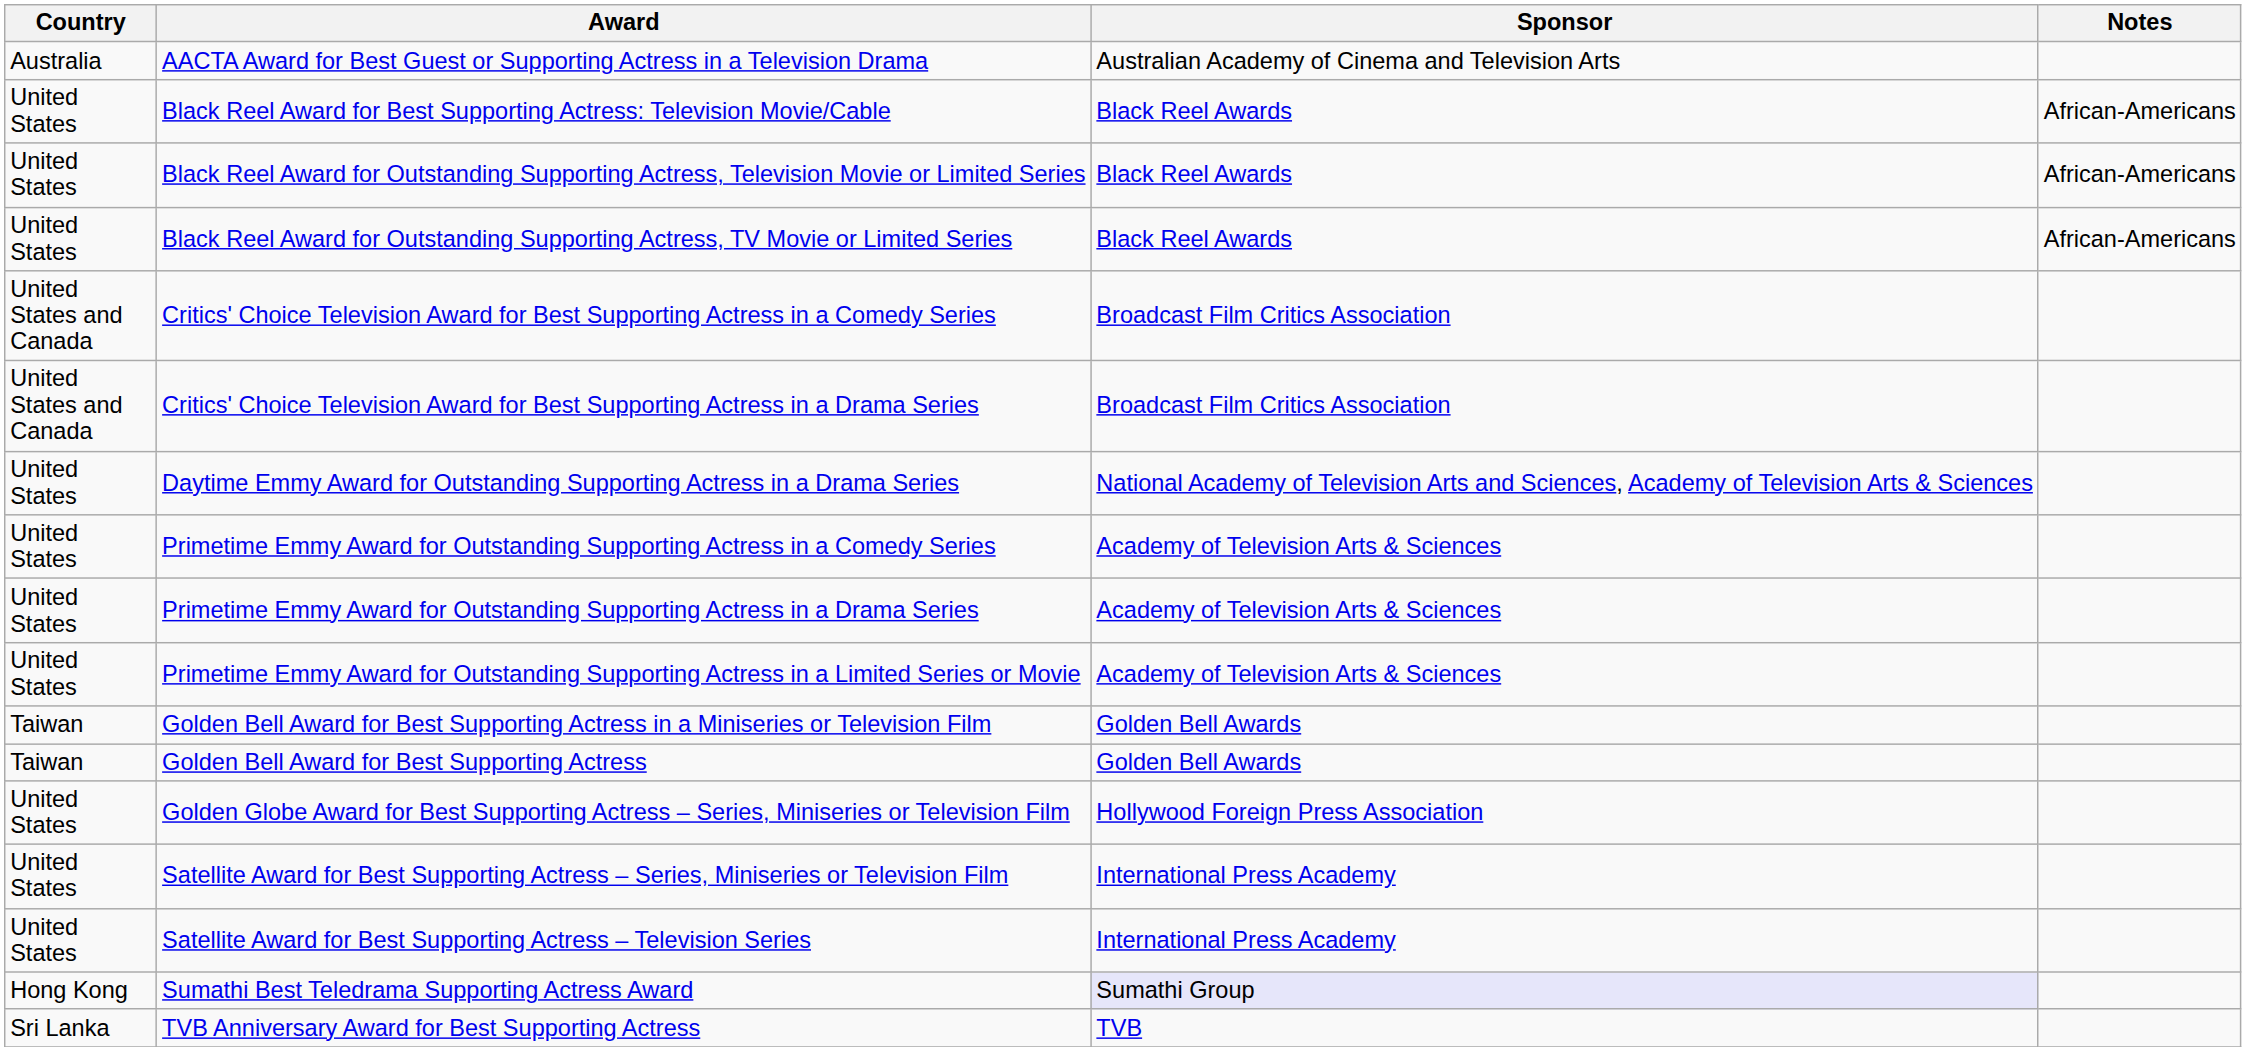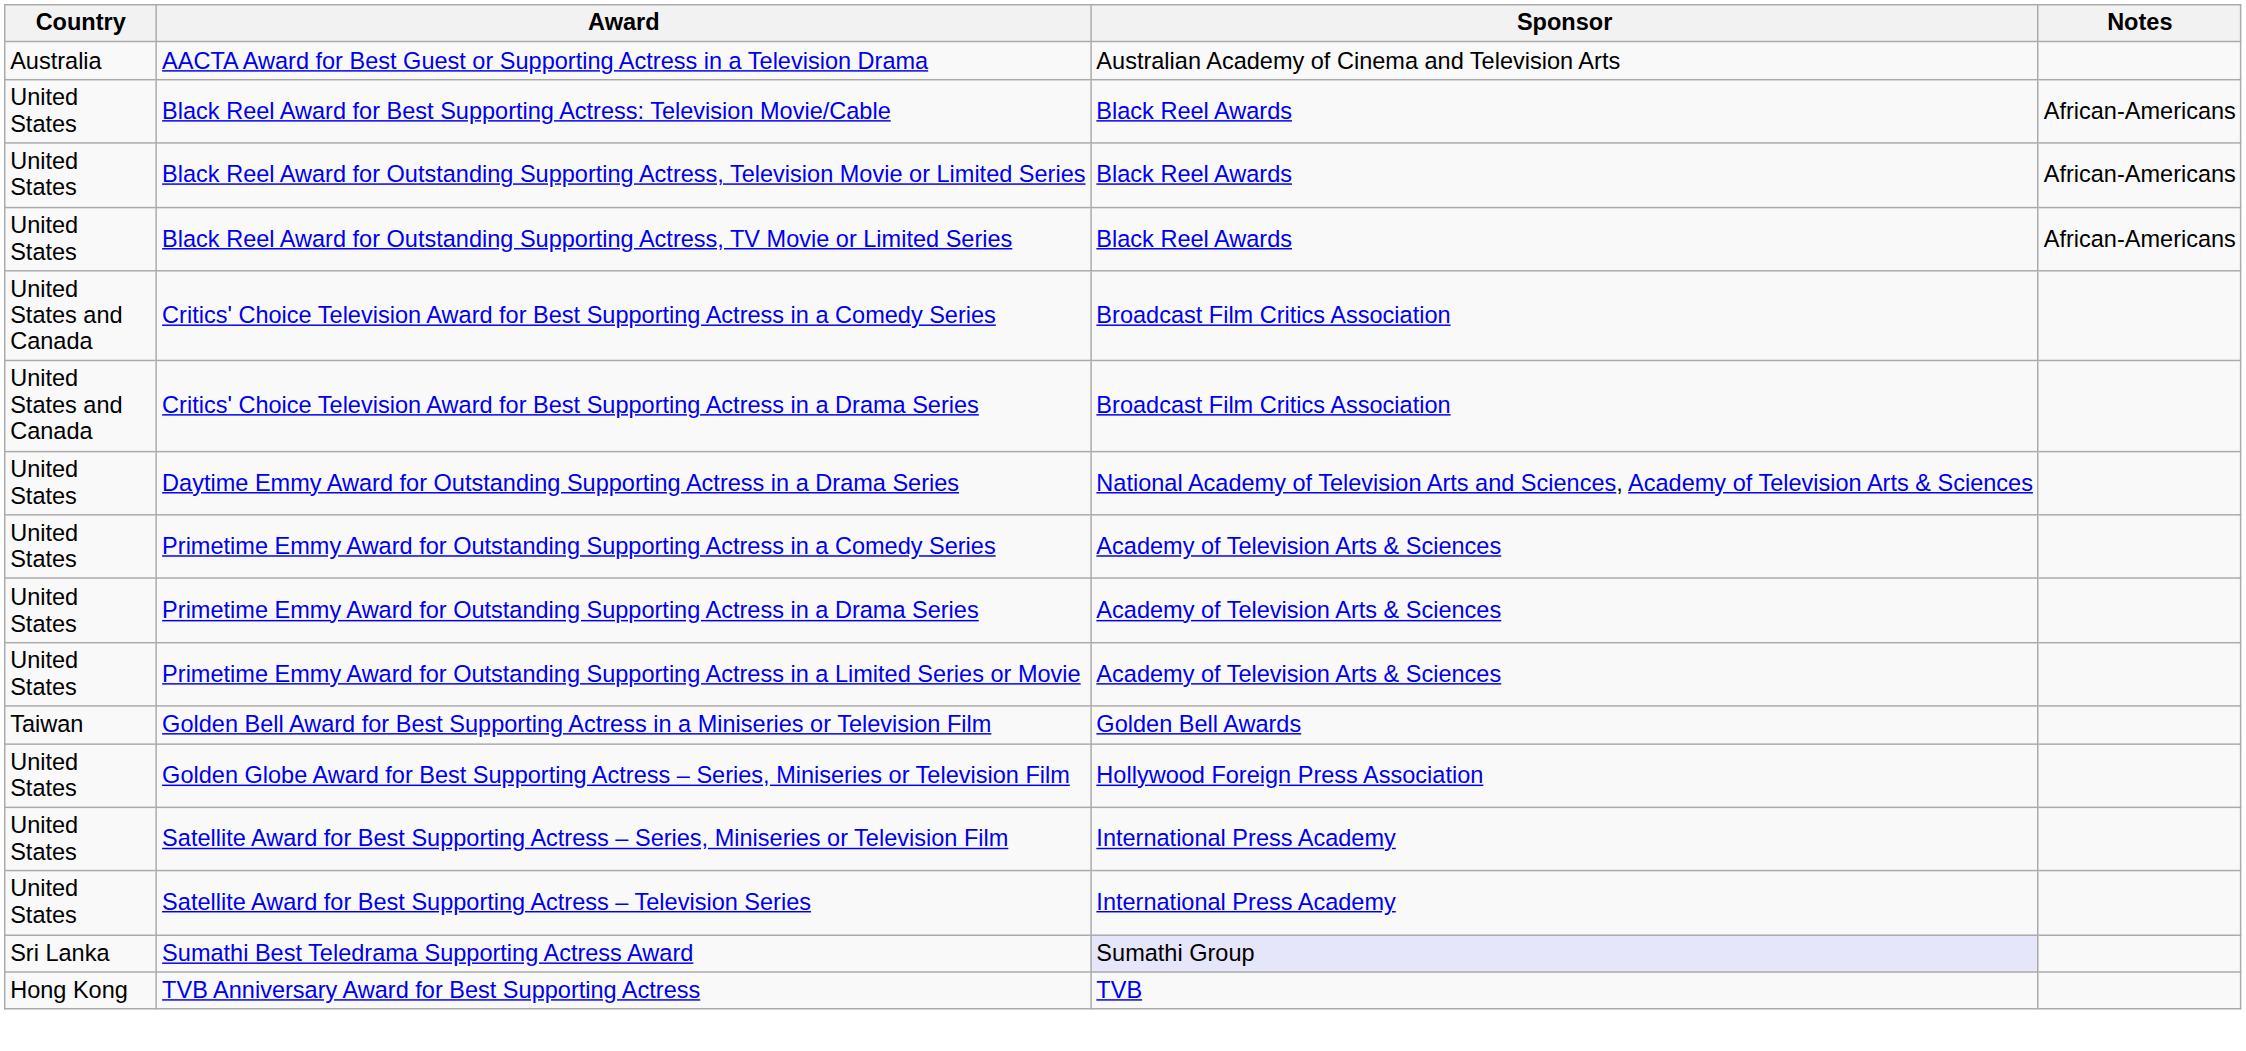- row: (404, 761)
(69, 990) Hong Kong -> (60, 953) Sri Lanka
(60, 1027) Sri Lanka -> (69, 990) Hong Kong
